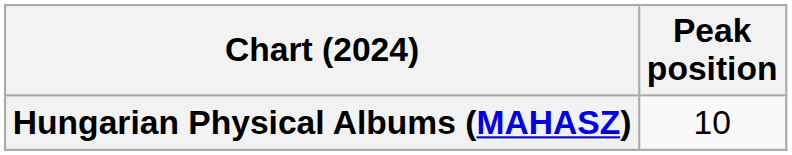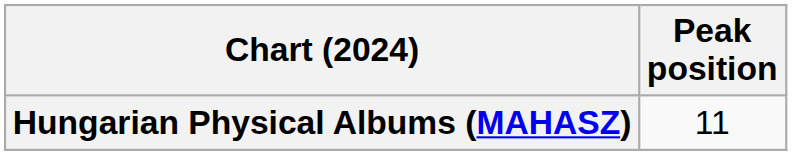(712, 122) 10 -> (712, 122) 11
